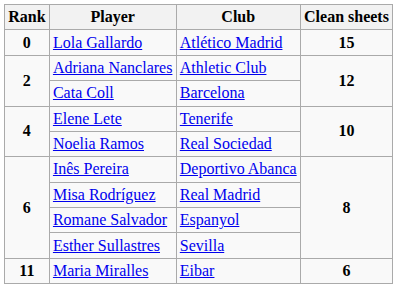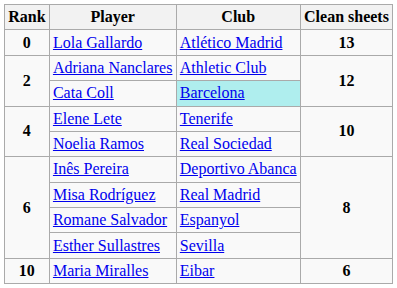(346, 42) 15 -> (346, 42) 13
(212, 93) no background -> (212, 93) paleturquoise background
(27, 270) 11 -> (27, 270) 10
